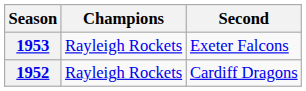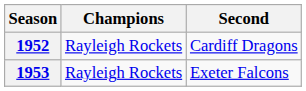rows swapped: (33, 73) <-> (33, 45)
